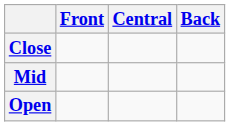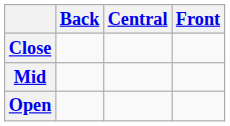columns swapped: (82, 18) <-> (200, 18)
